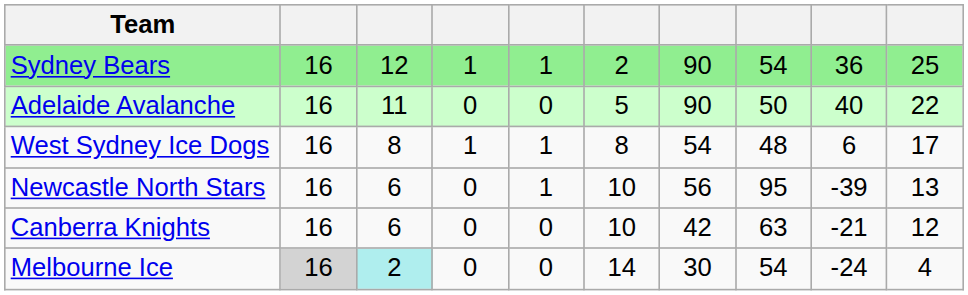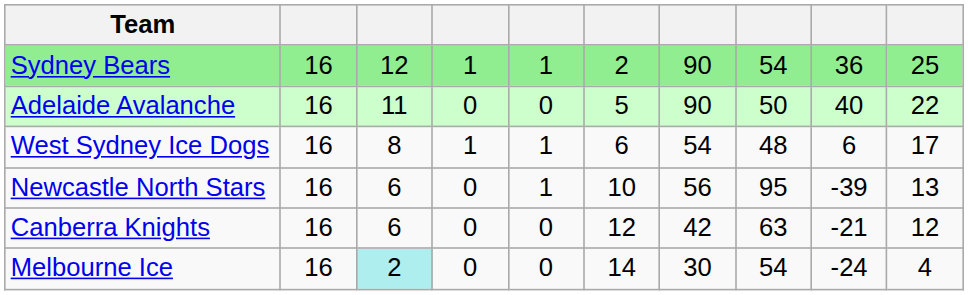(622, 146) 8 -> (622, 146) 6
(622, 227) 10 -> (622, 227) 12
(318, 268) lightgrey background -> (318, 268) no background
